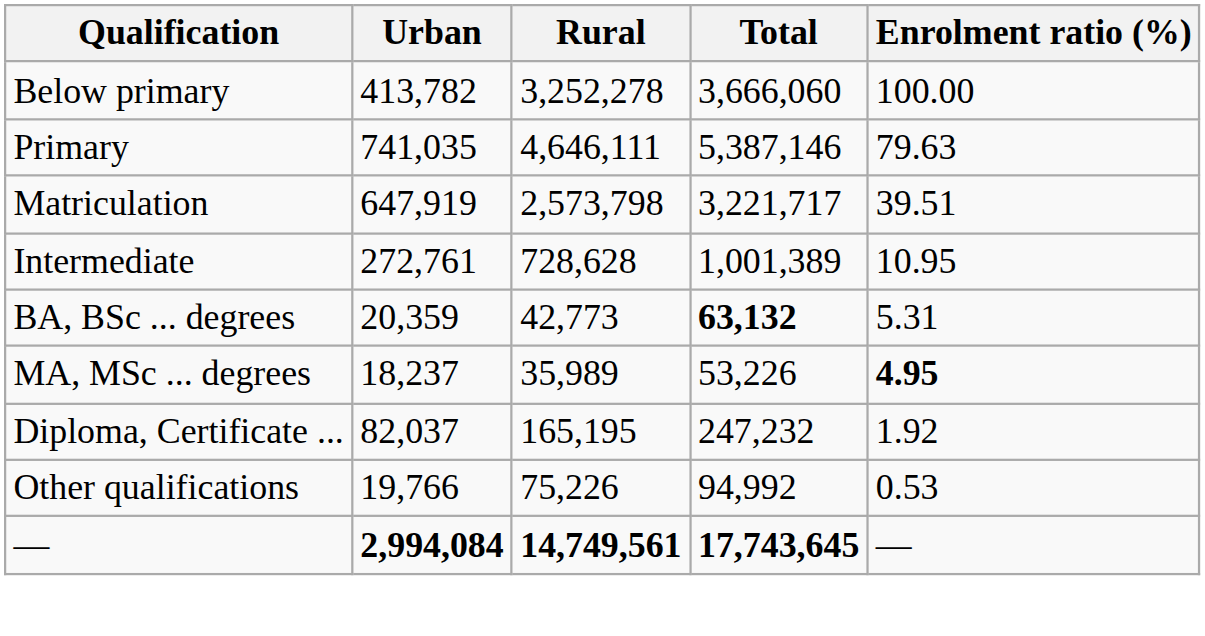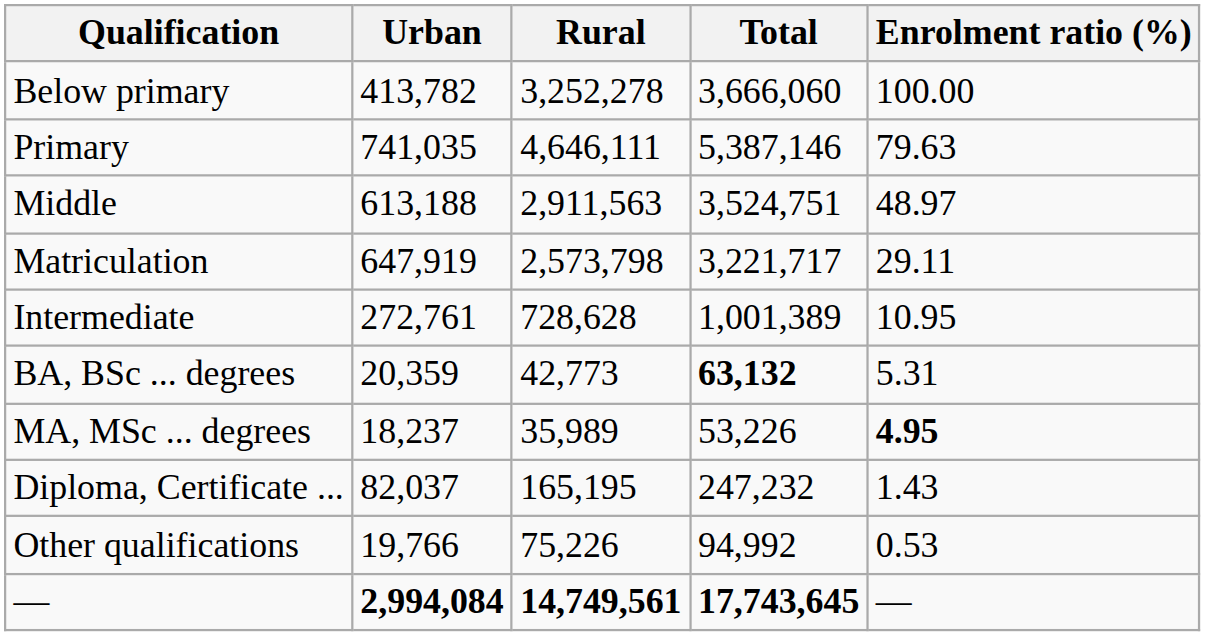+ row: (65, 203)
(916, 203) 39.51 -> (915, 260) 29.11
(907, 430) 1.92 -> (907, 487) 1.43
